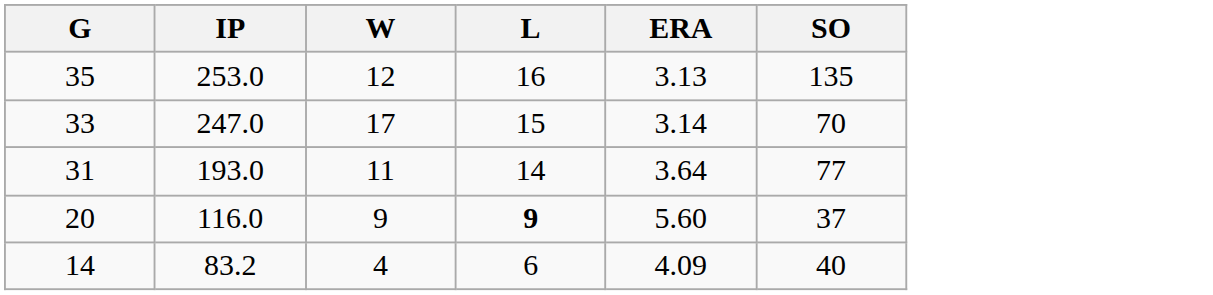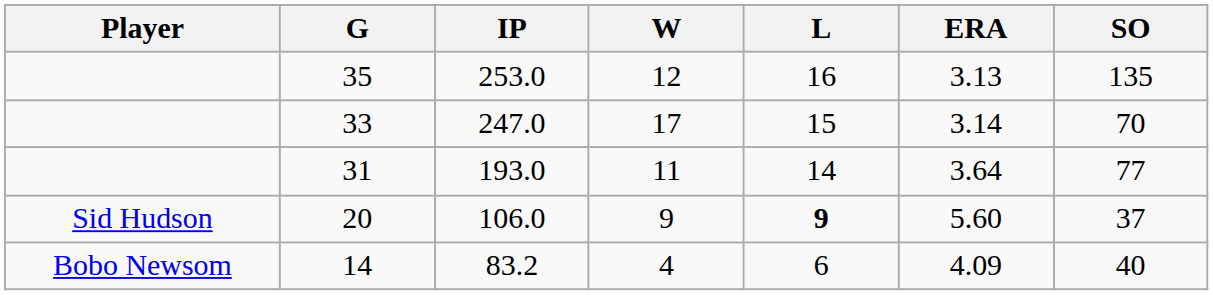+ column: (142, 28)
(230, 218) 116.0 -> (512, 218) 106.0
